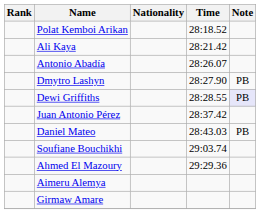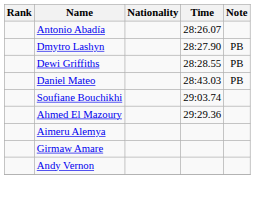- row: (82, 30)
- row: (56, 47)
(242, 98) lavender background -> (237, 64) no background
- row: (78, 115)
+ row: (65, 166)
